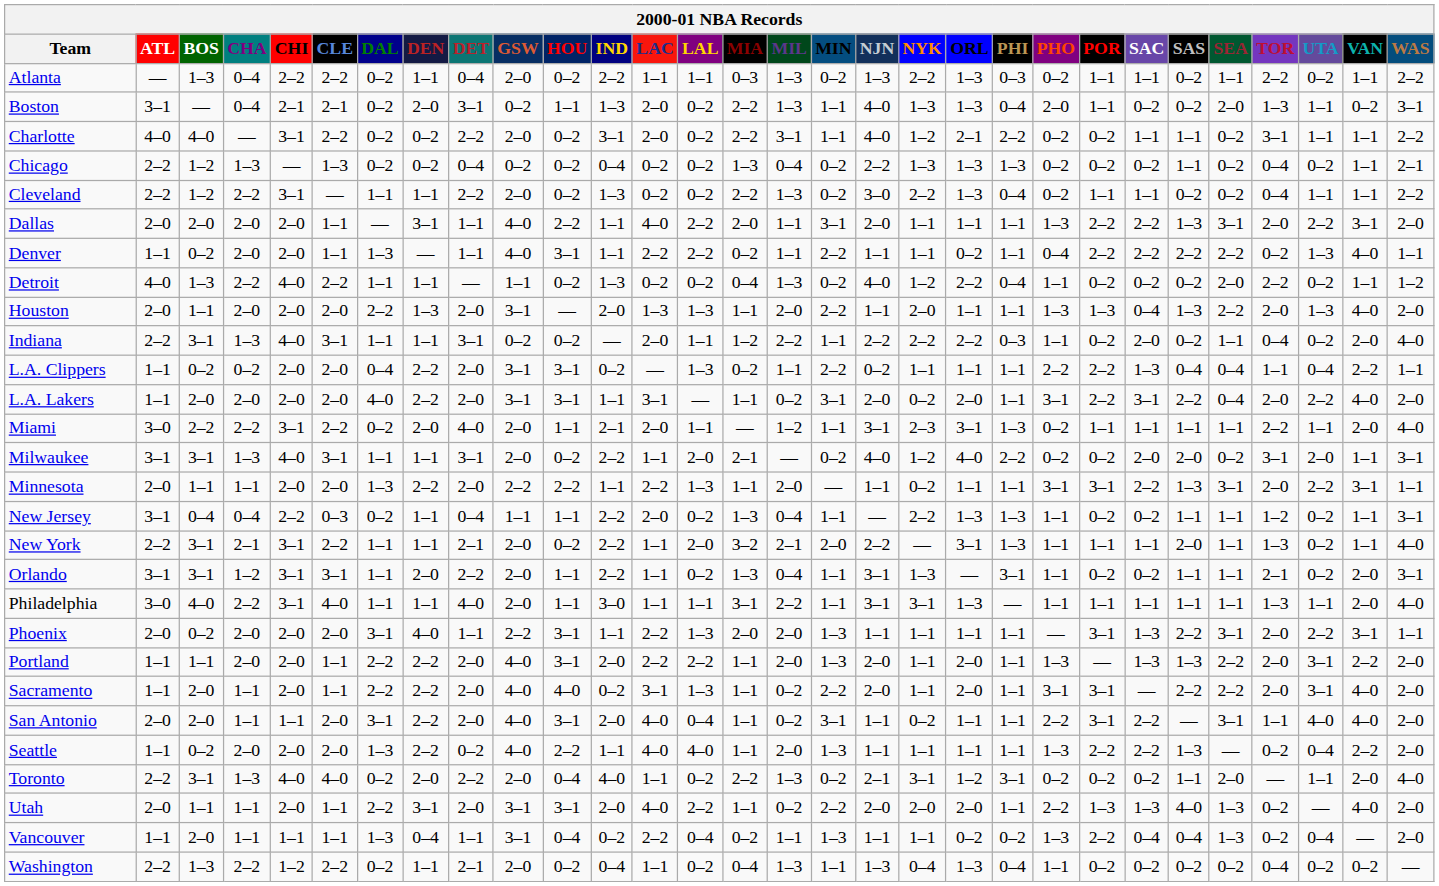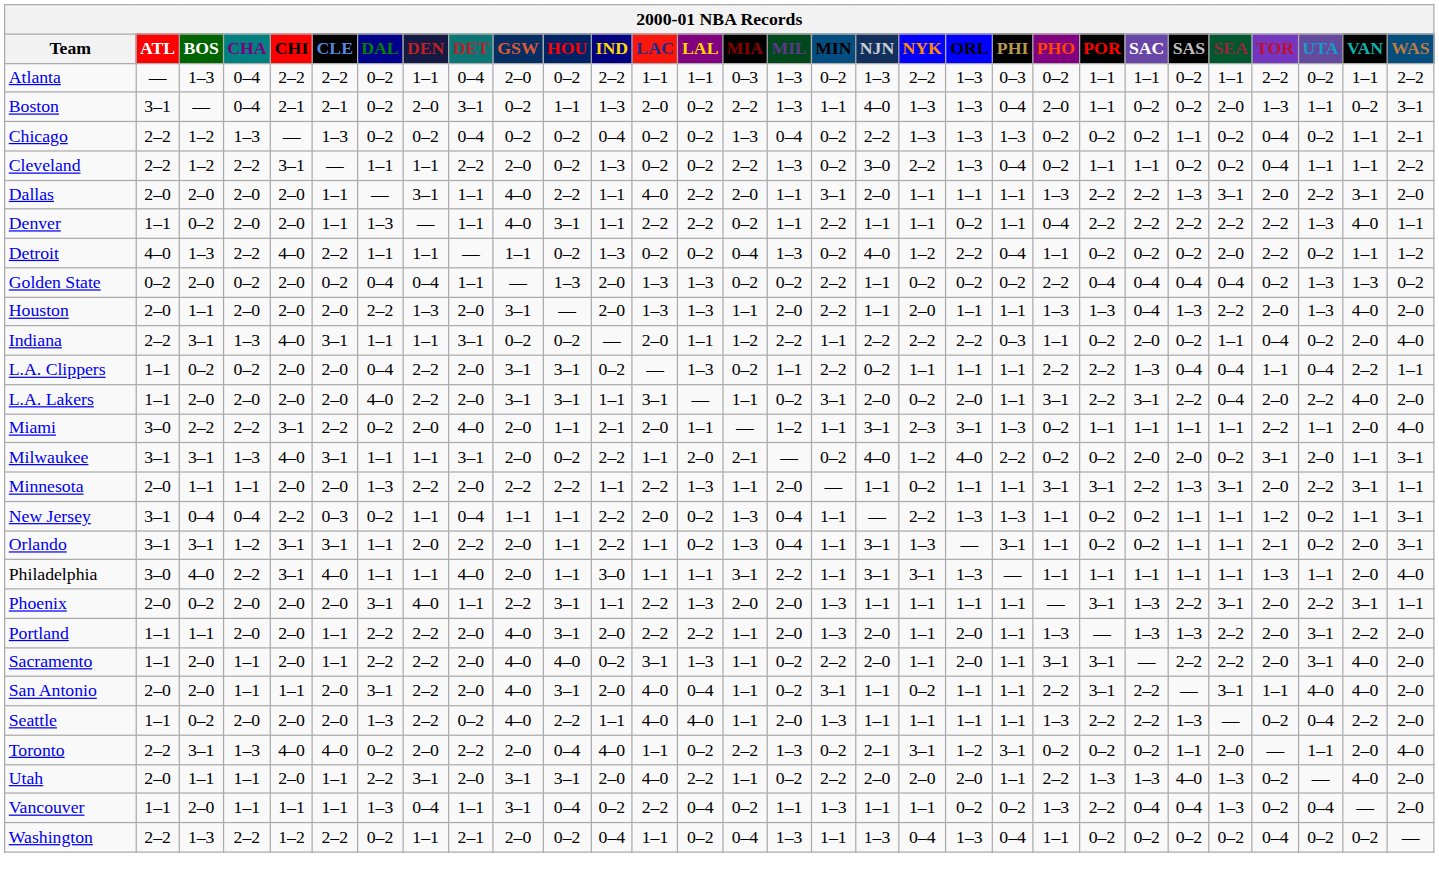- row: (42, 136)
(1275, 253) 0–2 -> (1275, 223) 2–2
+ row: (55, 282)
- row: (45, 545)
